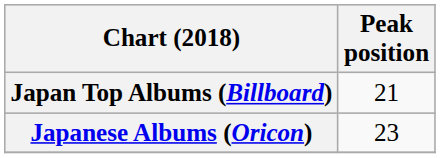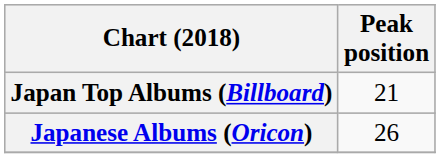(387, 132) 23 -> (387, 132) 26
